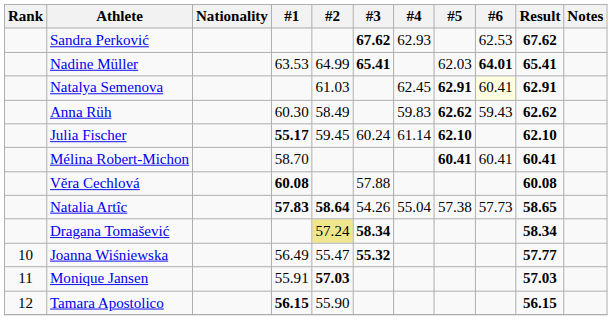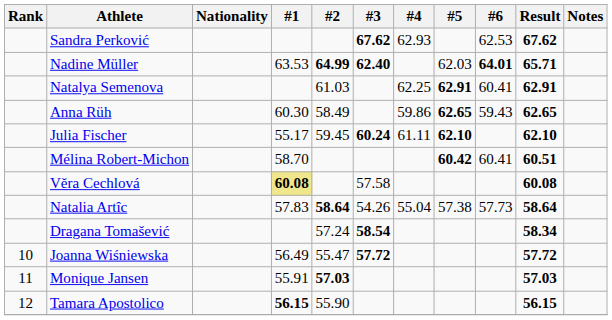(333, 64) normal -> (333, 64) bold
(373, 64) 65.41 -> (373, 64) 62.40
(540, 64) 65.41 -> (540, 64) 65.71
(414, 87) 62.45 -> (414, 87) 62.25
(496, 87) lightyellow background -> (496, 87) no background
(414, 111) 59.83 -> (414, 111) 59.86
(455, 111) 62.62 -> (455, 111) 62.65
(540, 111) 62.62 -> (540, 111) 62.65
(292, 135) bold -> (292, 135) normal
(373, 135) normal -> (373, 135) bold
(414, 135) 61.14 -> (414, 135) 61.11
(455, 159) 60.41 -> (455, 159) 60.42
(540, 159) 60.41 -> (540, 159) 60.51
(292, 183) no background -> (292, 183) khaki background
(373, 183) 57.88 -> (373, 183) 57.58
(292, 207) bold -> (292, 207) normal
(540, 207) 58.65 -> (540, 207) 58.64
(333, 231) khaki background -> (333, 231) no background
(373, 231) 58.34 -> (373, 231) 58.54
(373, 254) 55.32 -> (373, 254) 57.72
(540, 254) 57.77 -> (540, 254) 57.72
